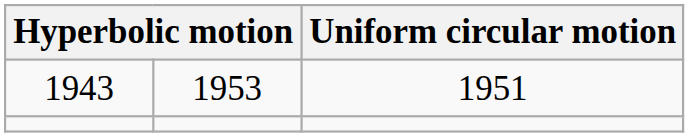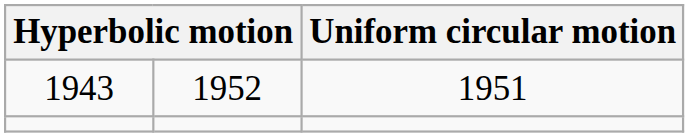(227, 87) 1953 -> (227, 87) 1952
